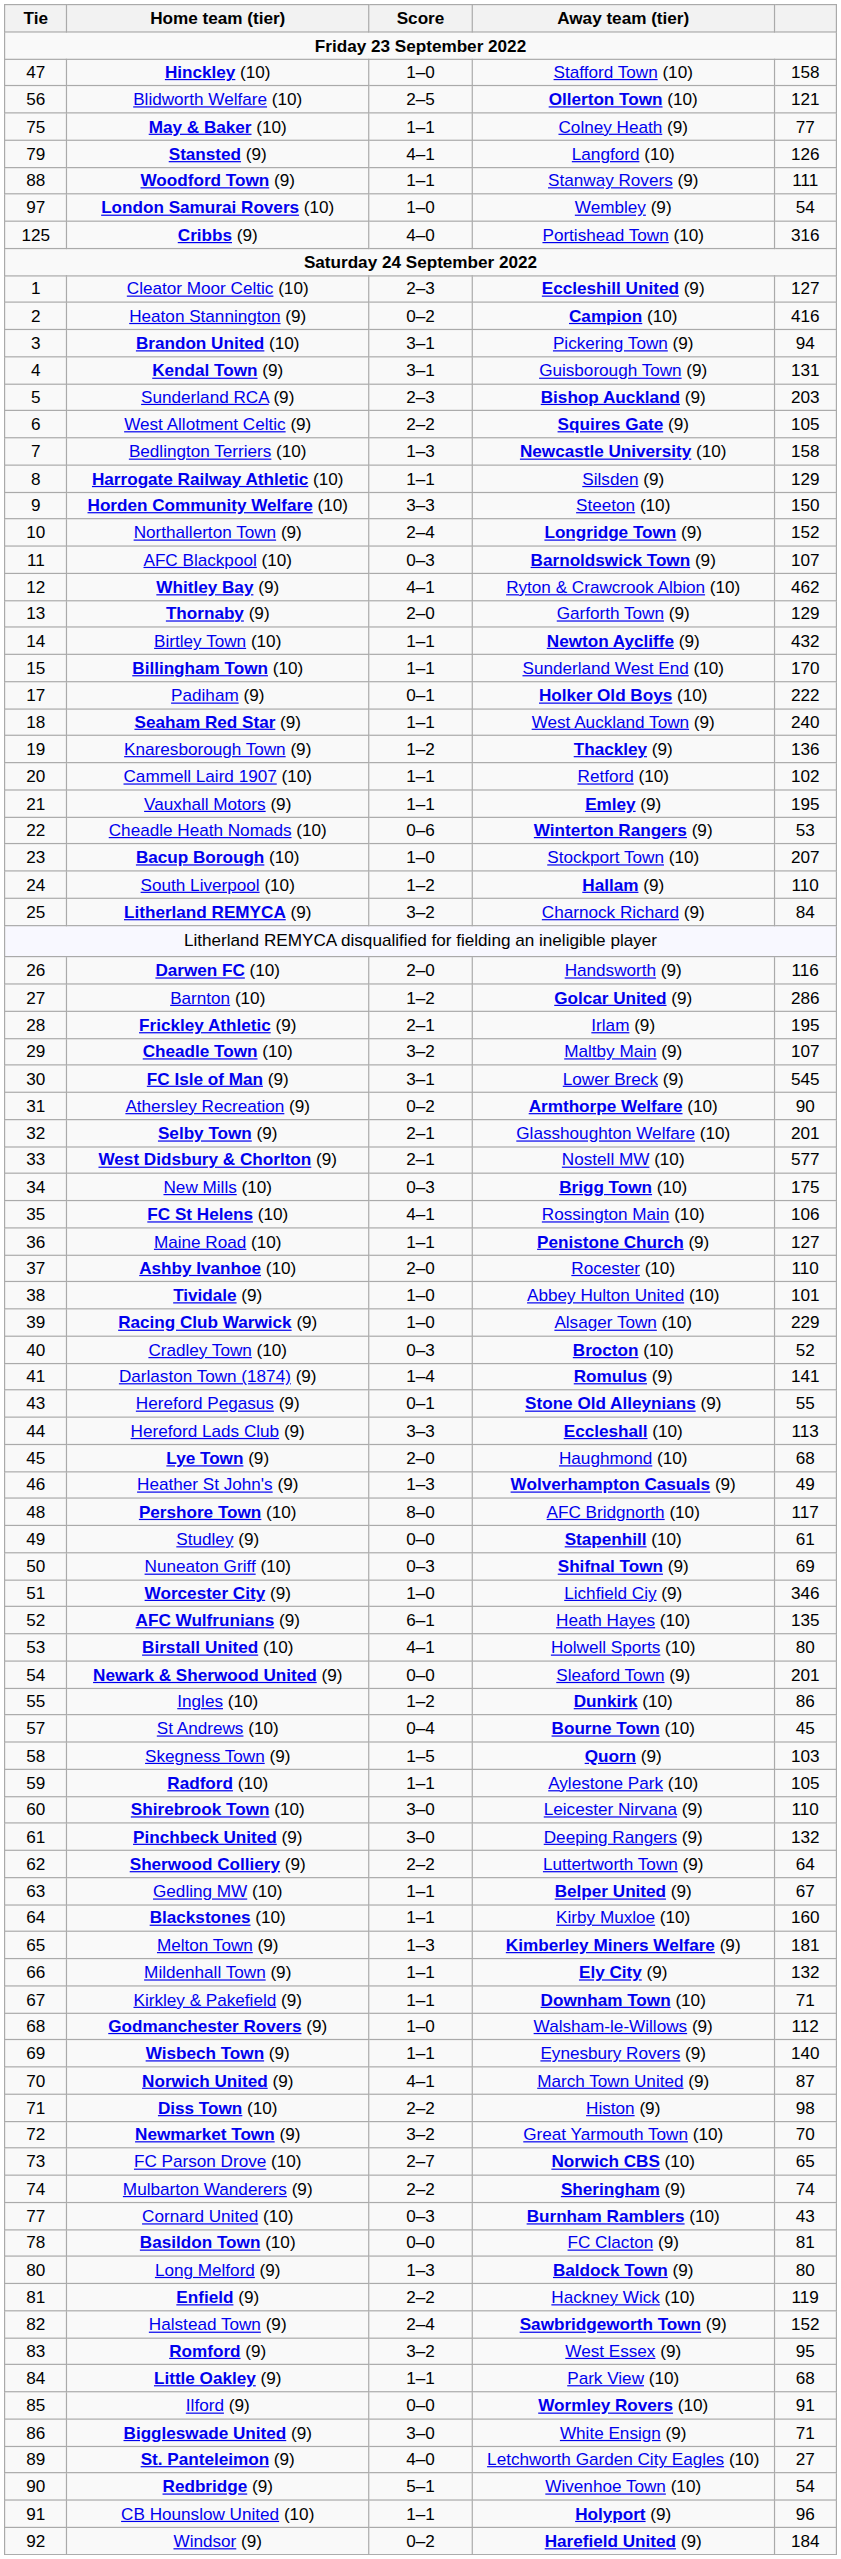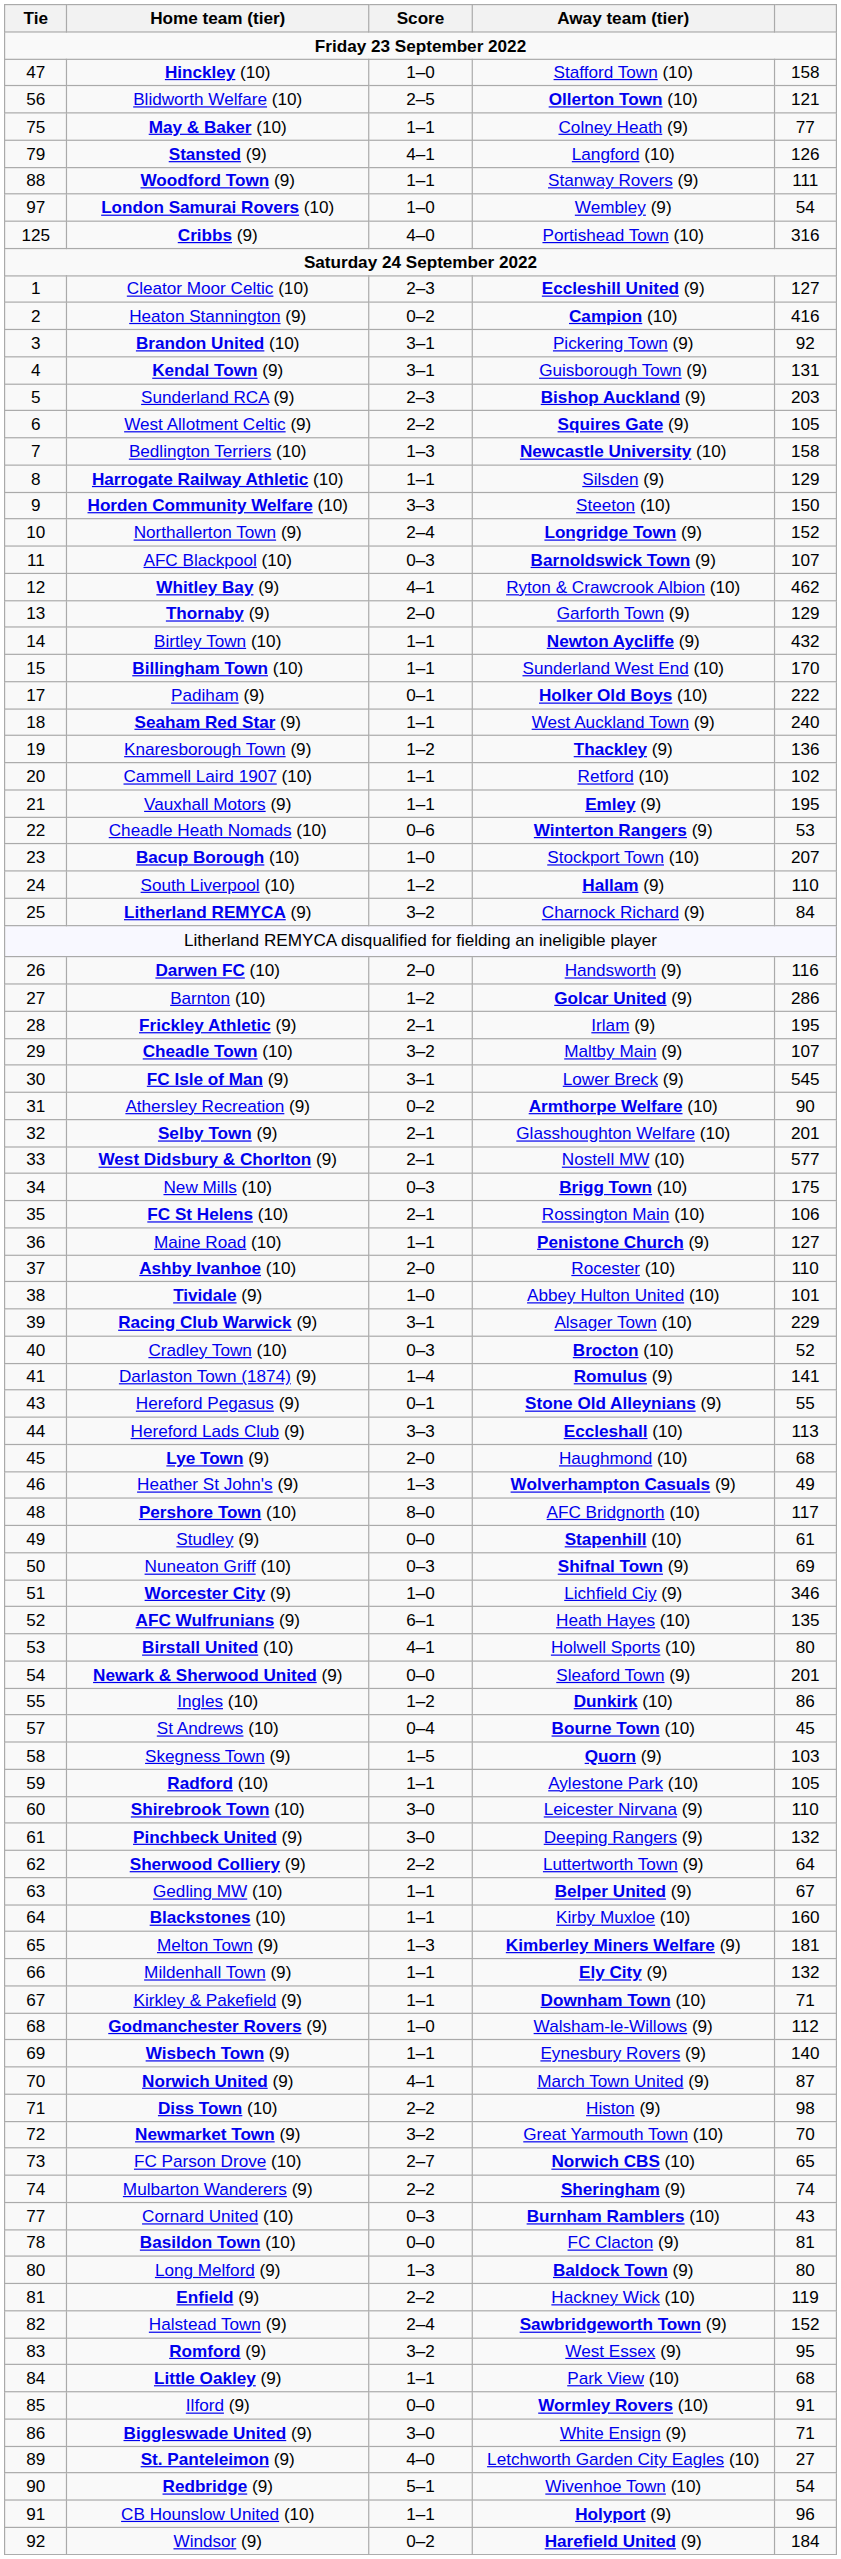(805, 343) 94 -> (805, 343) 92
(420, 1214) 4–1 -> (420, 1214) 2–1
(420, 1323) 1–0 -> (420, 1323) 3–1
